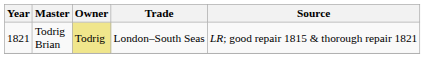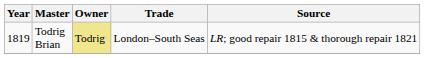(18, 37) 1821 -> (18, 37) 1819
